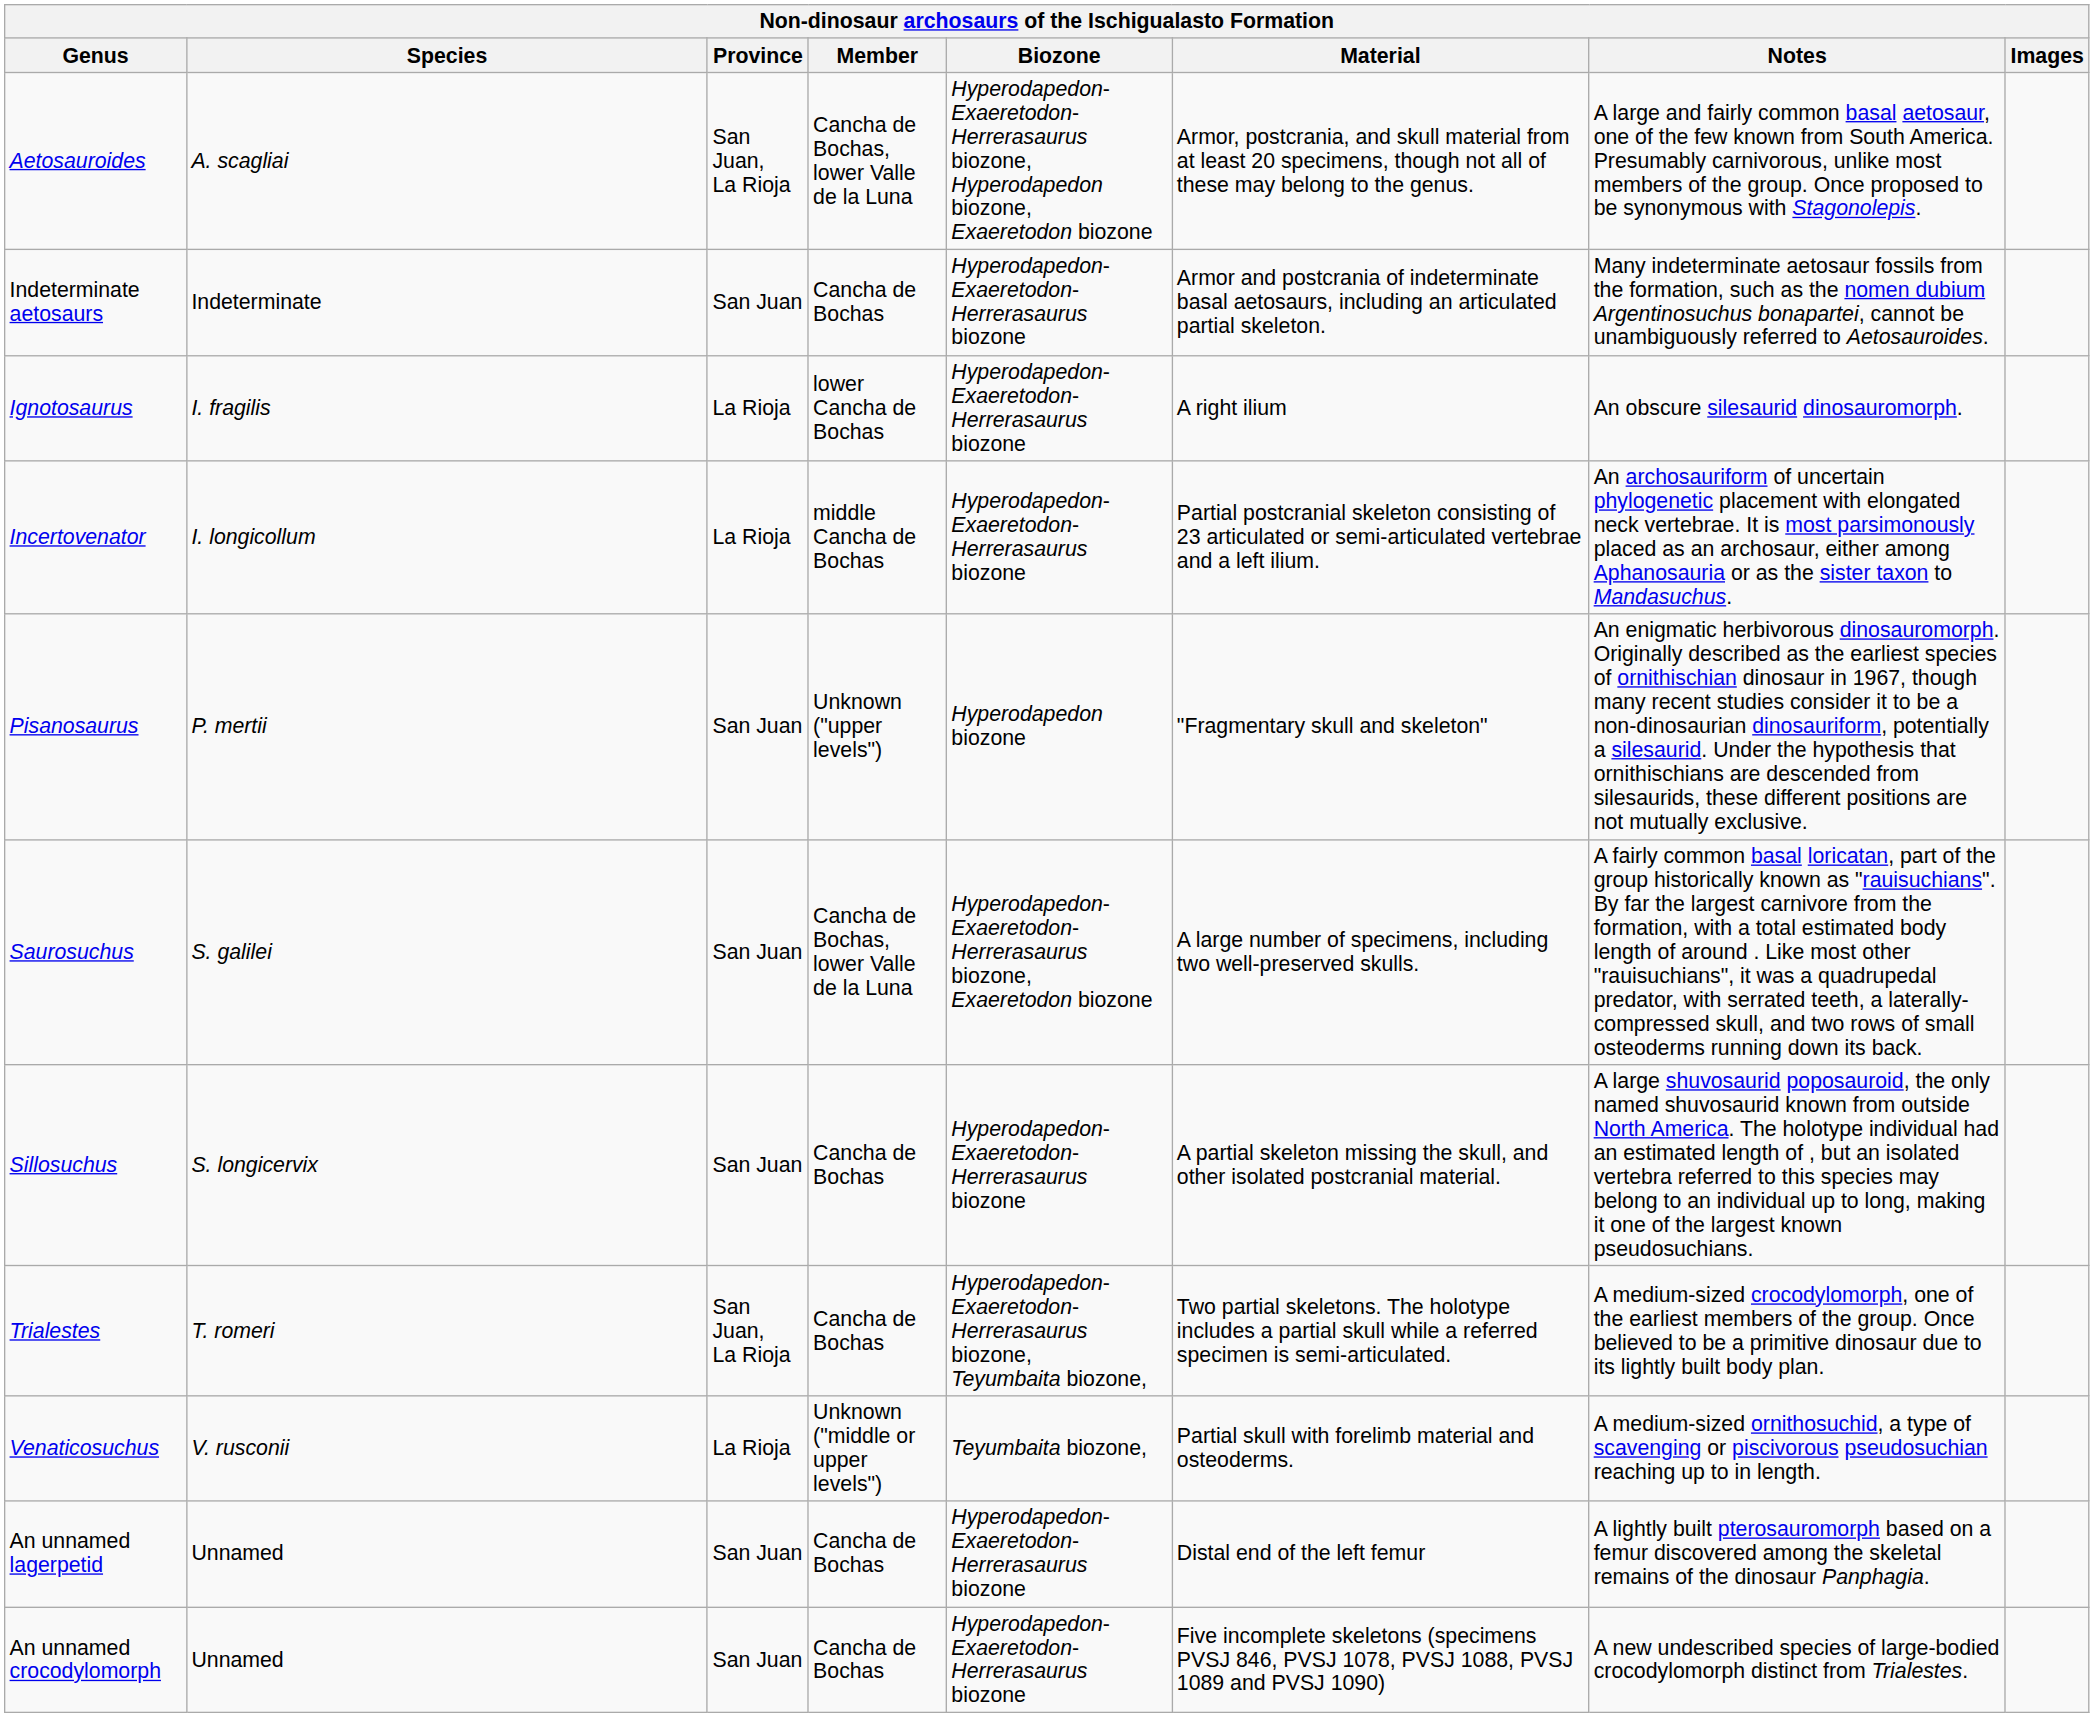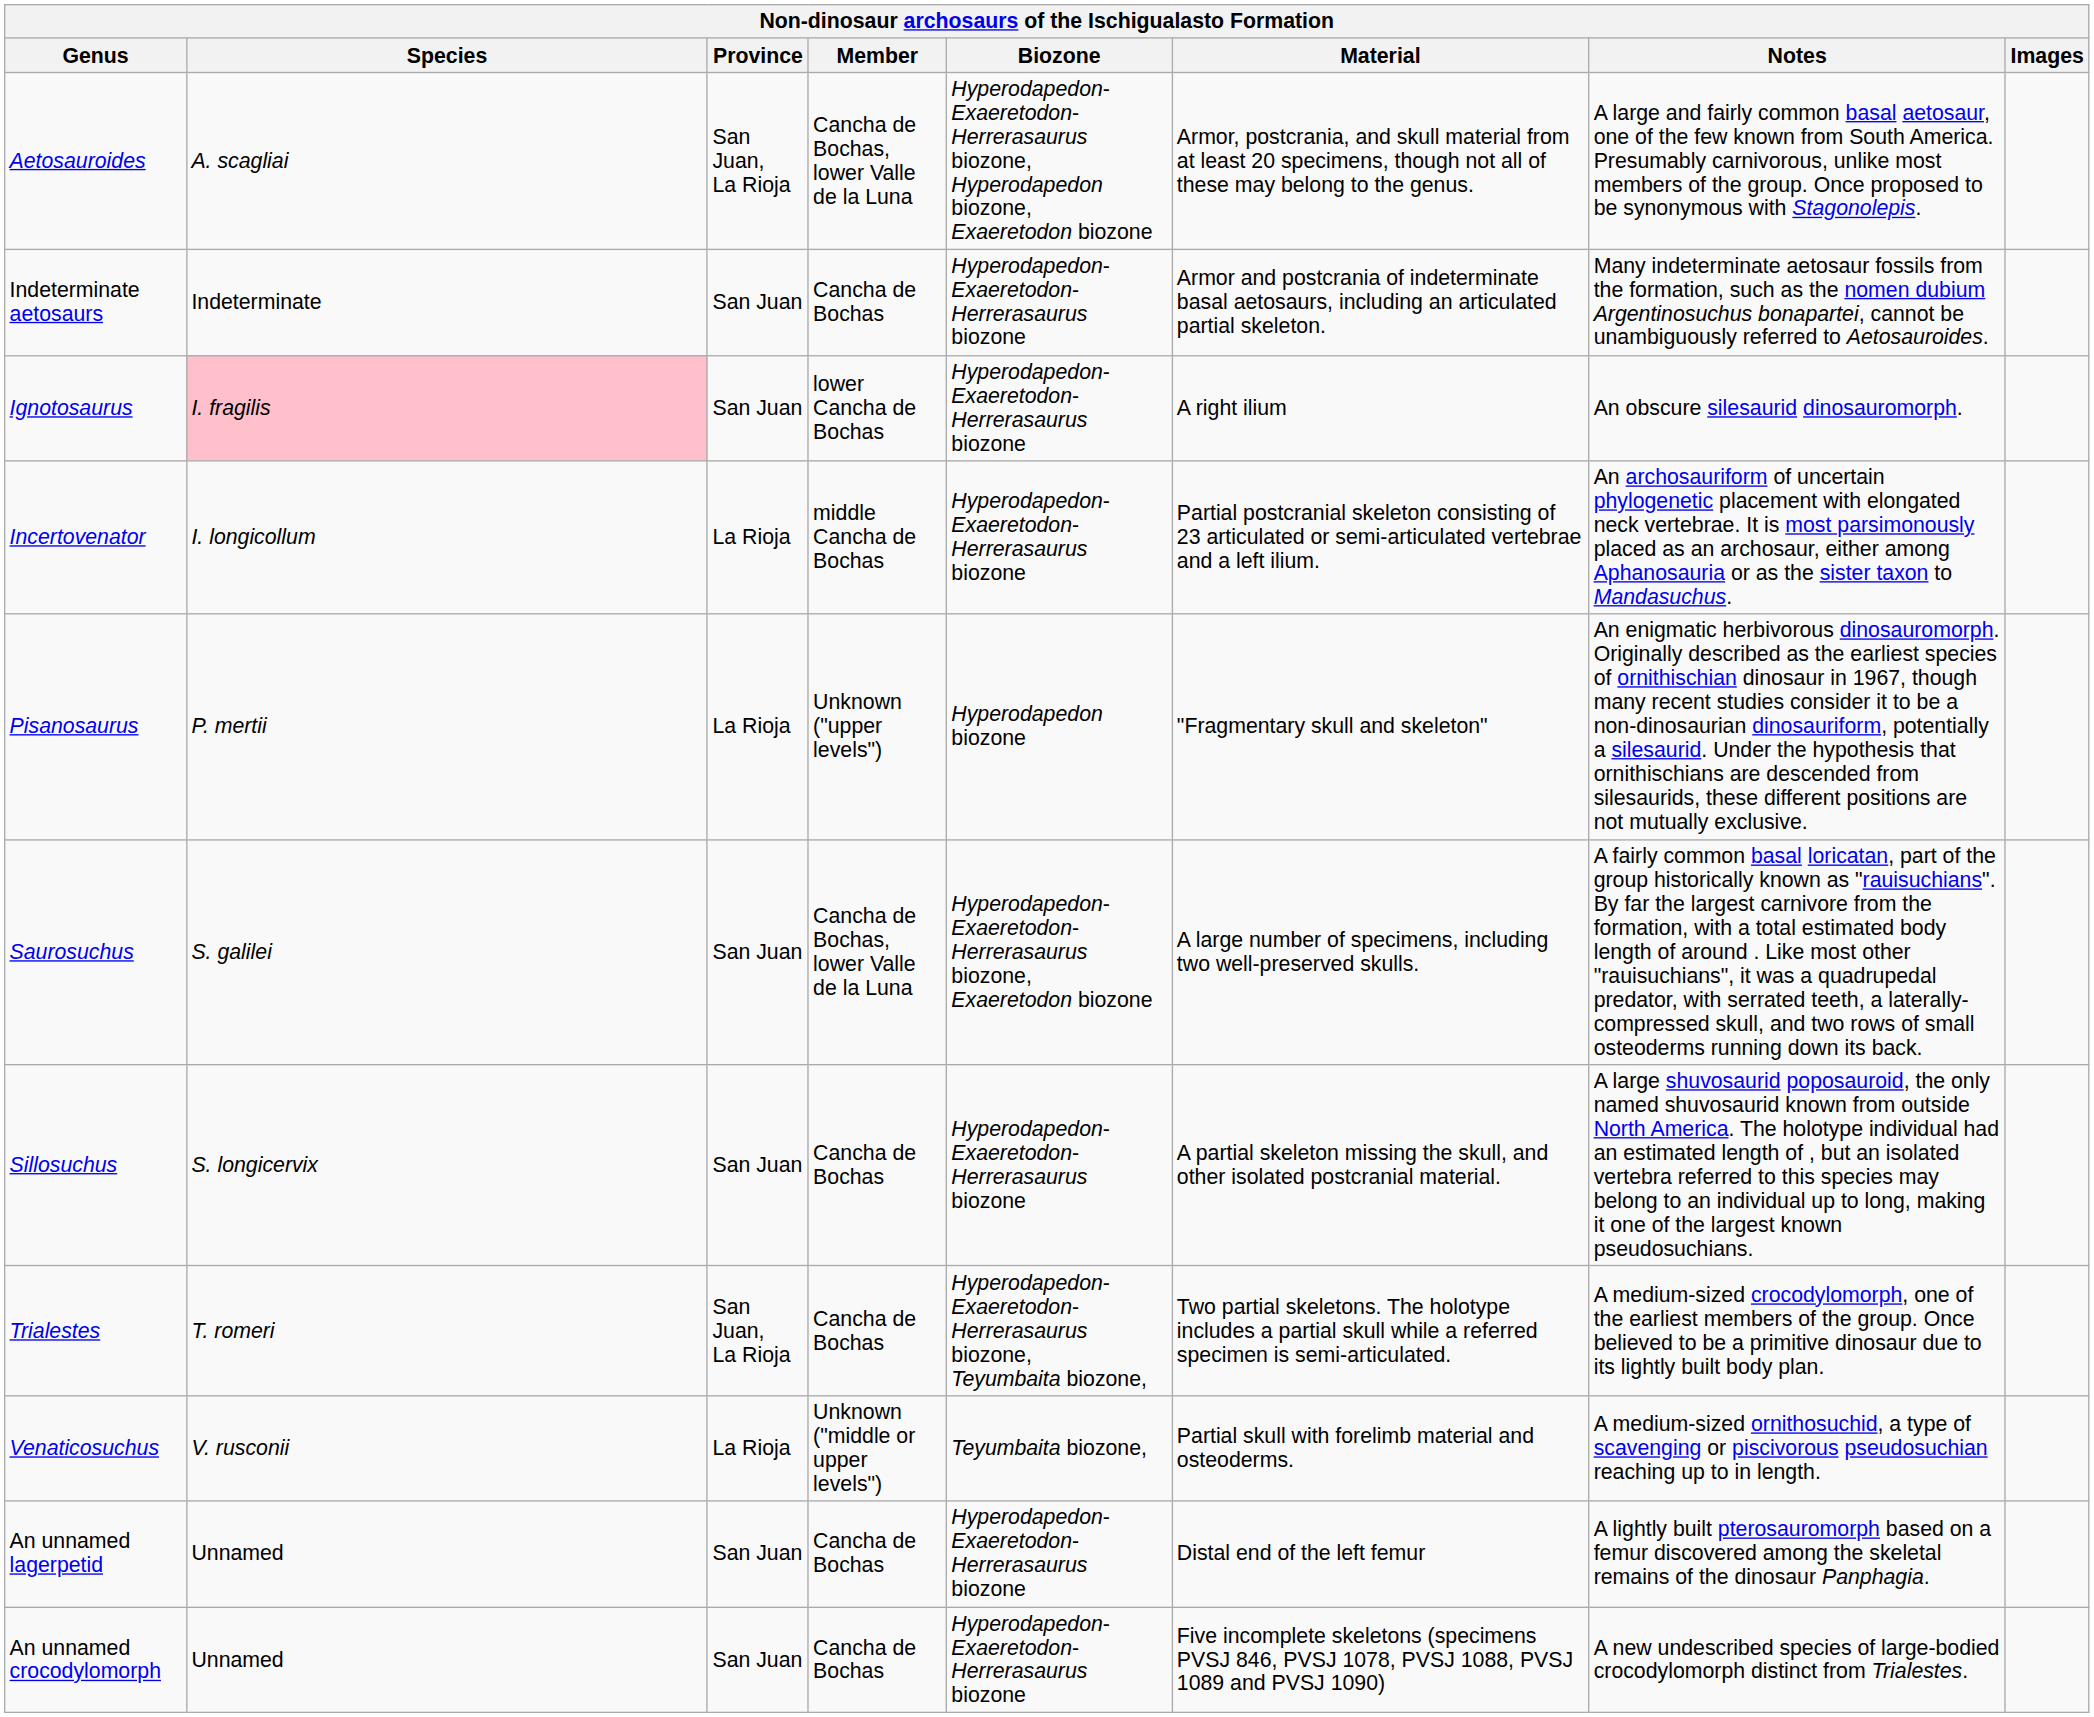(231, 407) no background -> (231, 407) pink background
(751, 407) La Rioja -> (757, 407) San Juan
(757, 726) San Juan -> (751, 726) La Rioja
